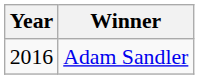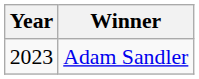(31, 56) 2016 -> (31, 56) 2023
